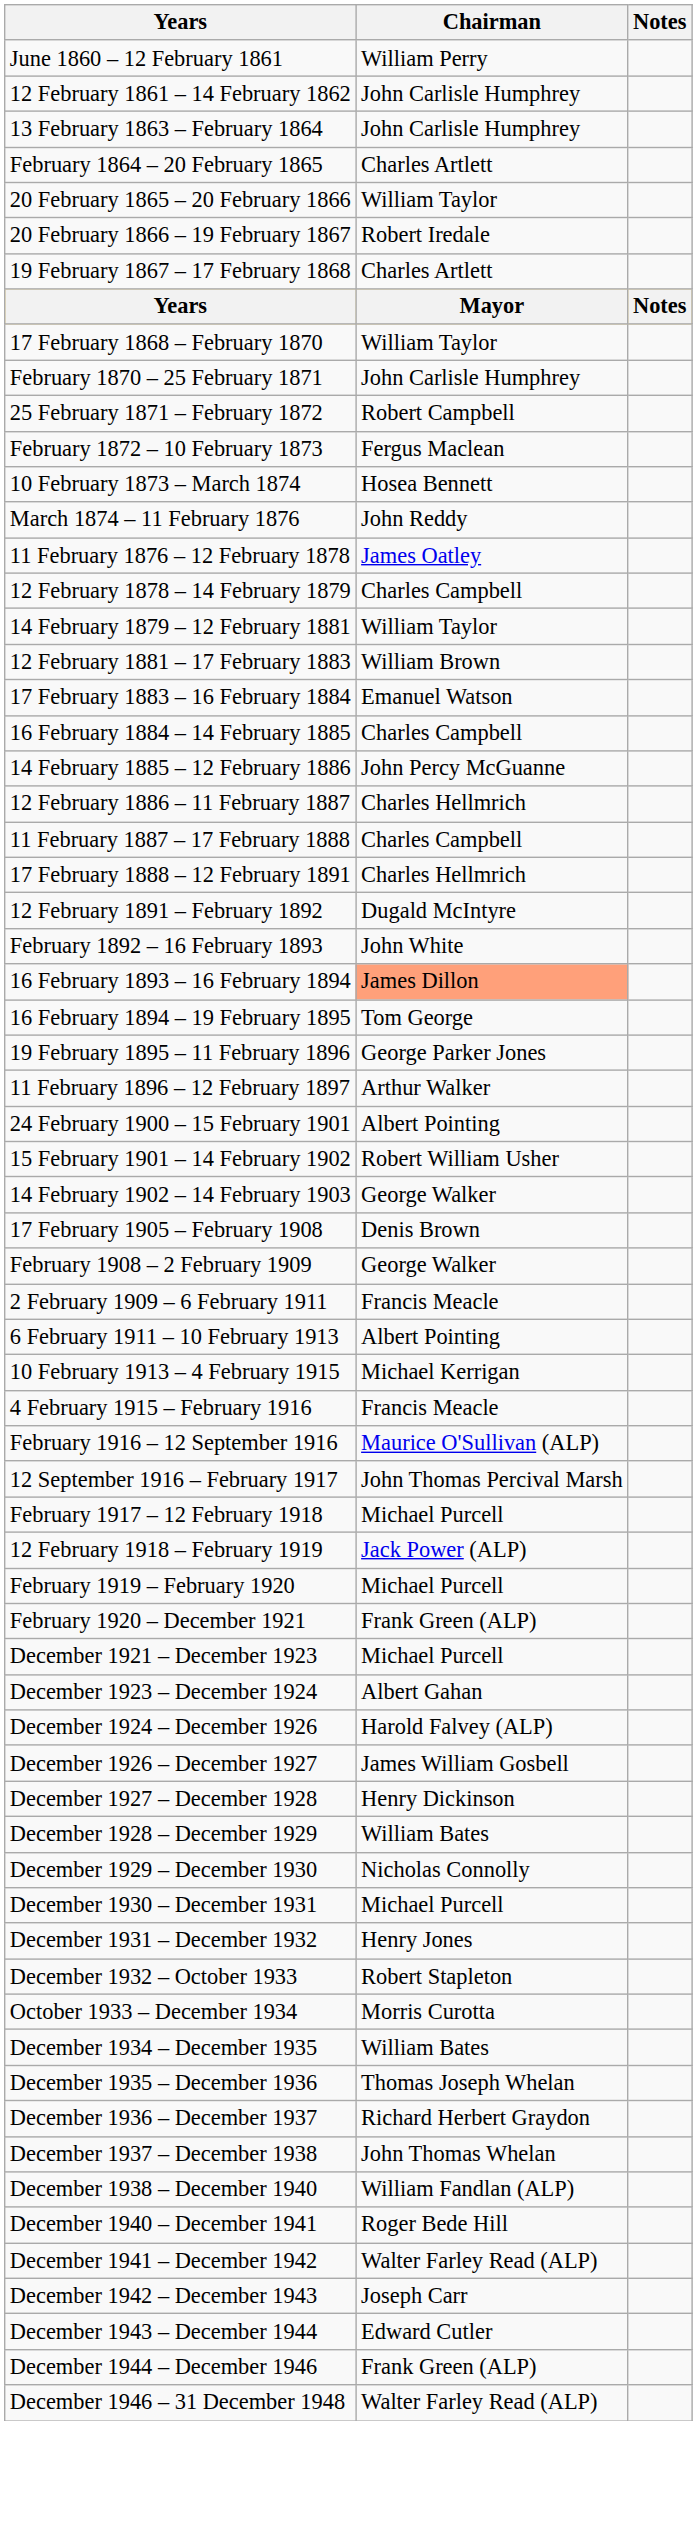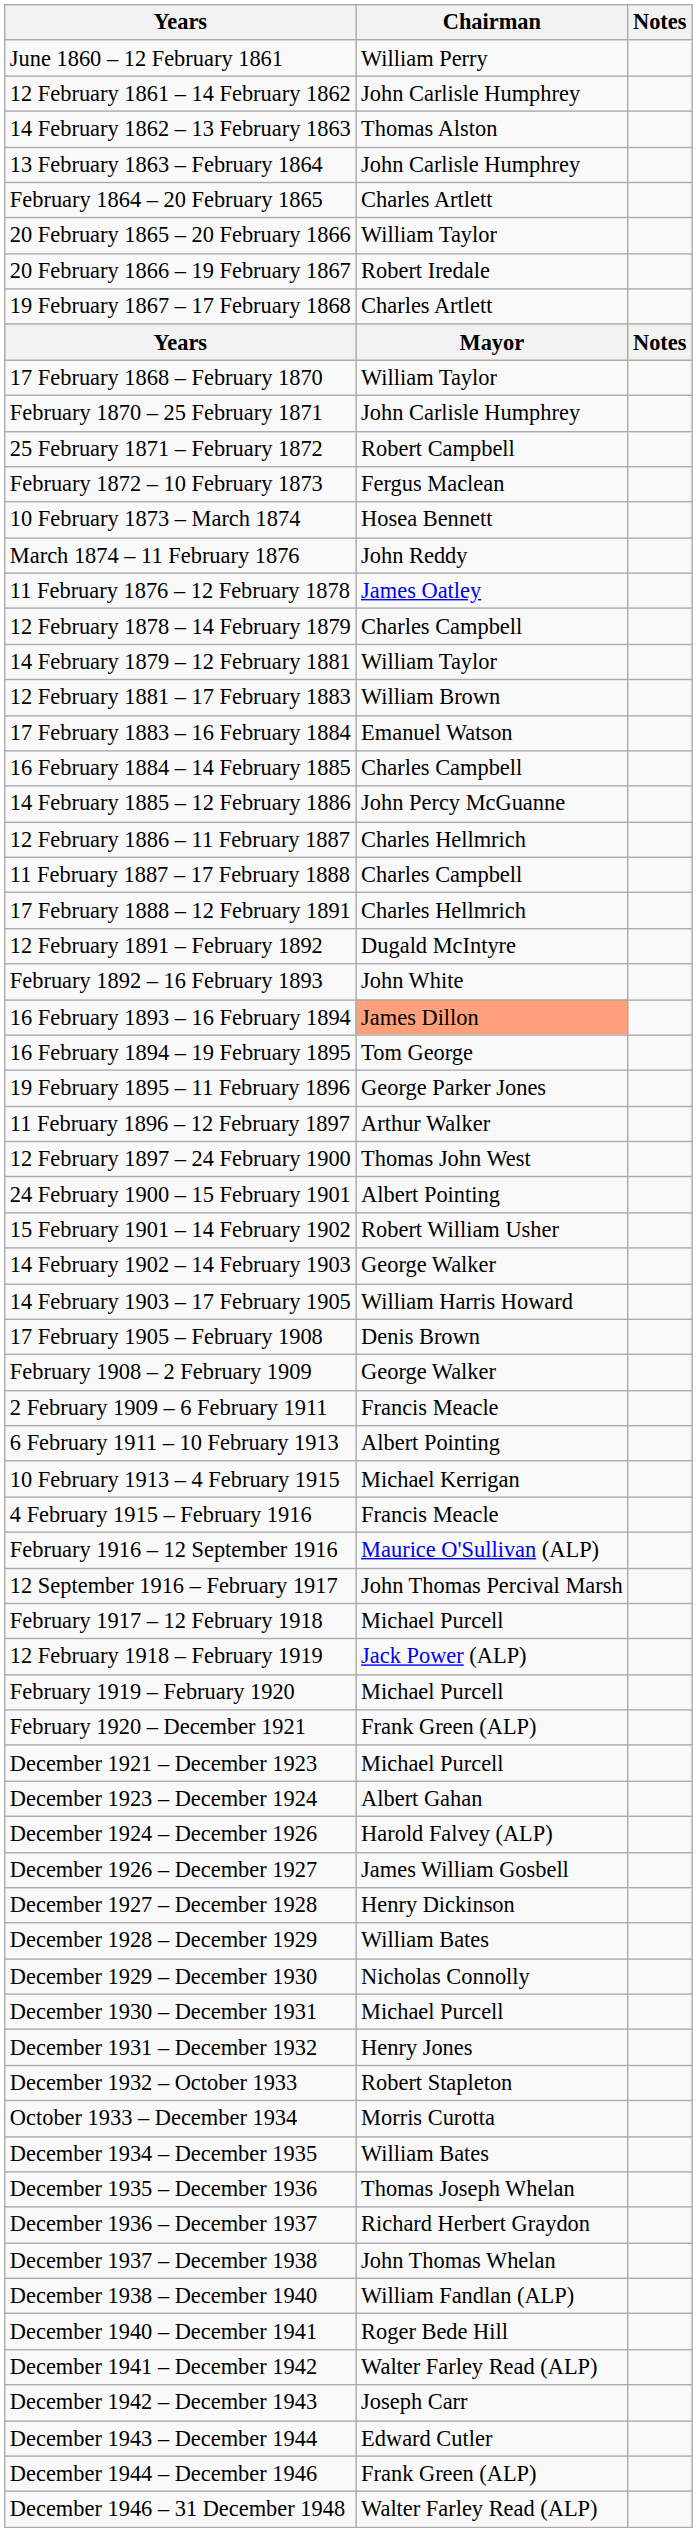+ row: (180, 128)
+ row: (180, 1159)
+ row: (180, 1301)
